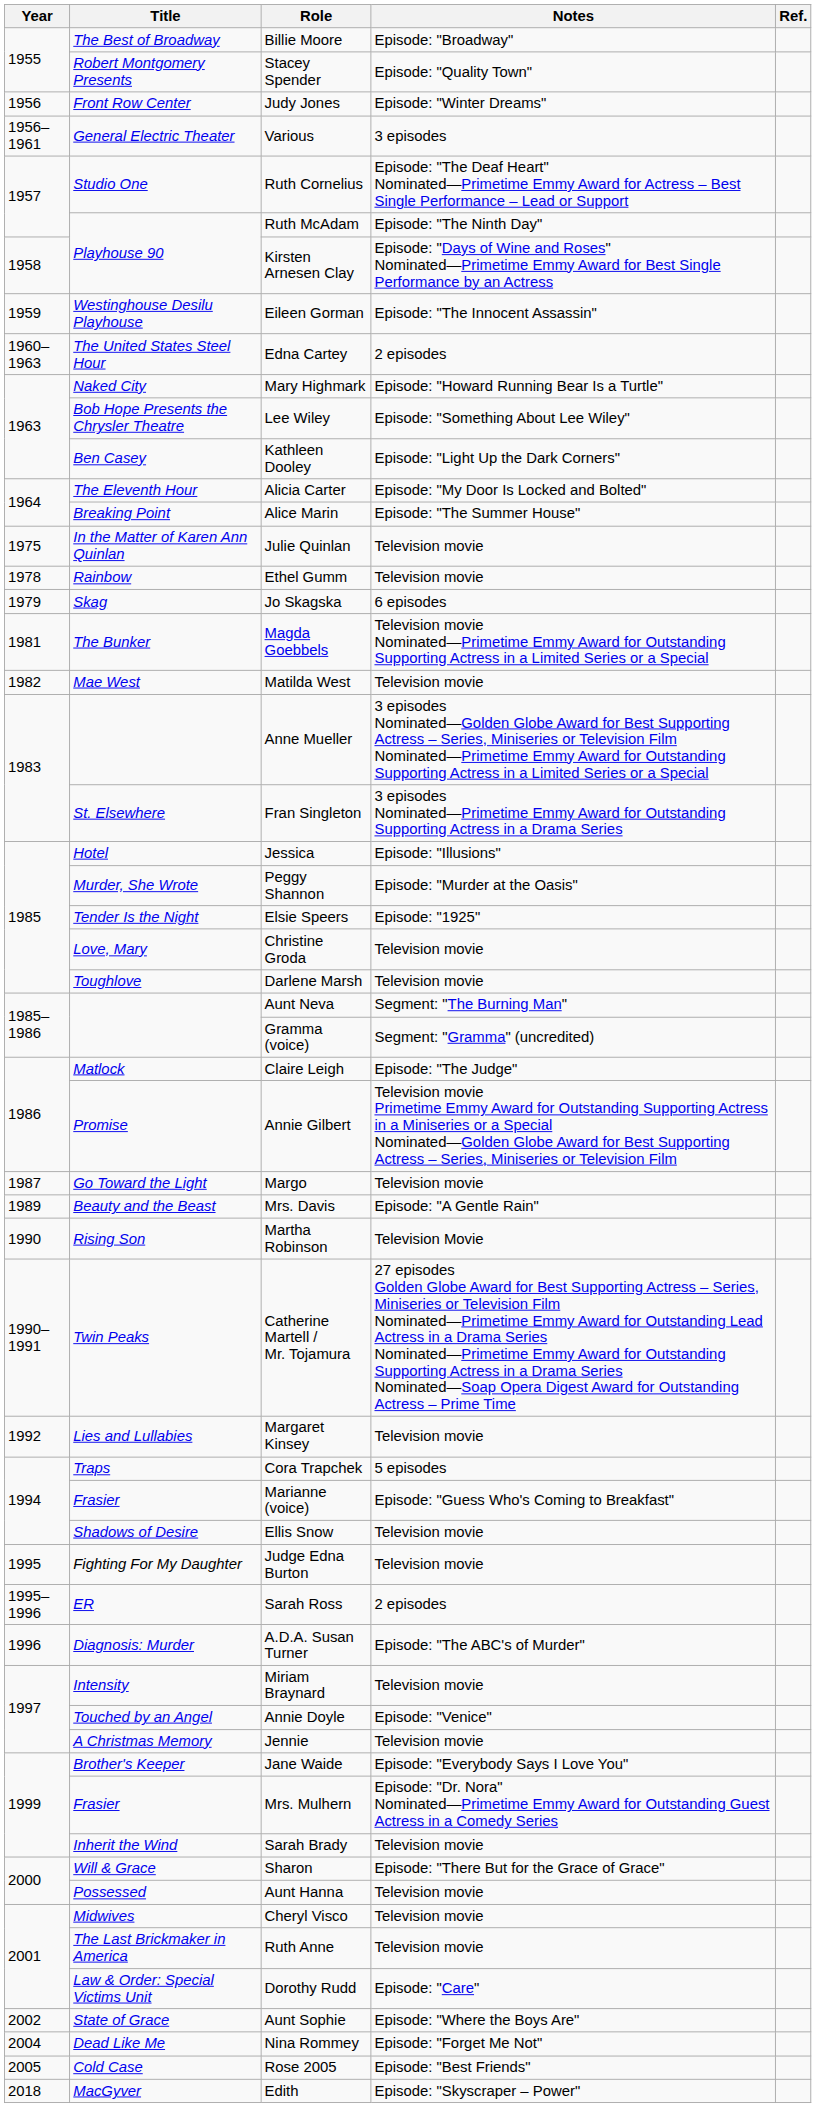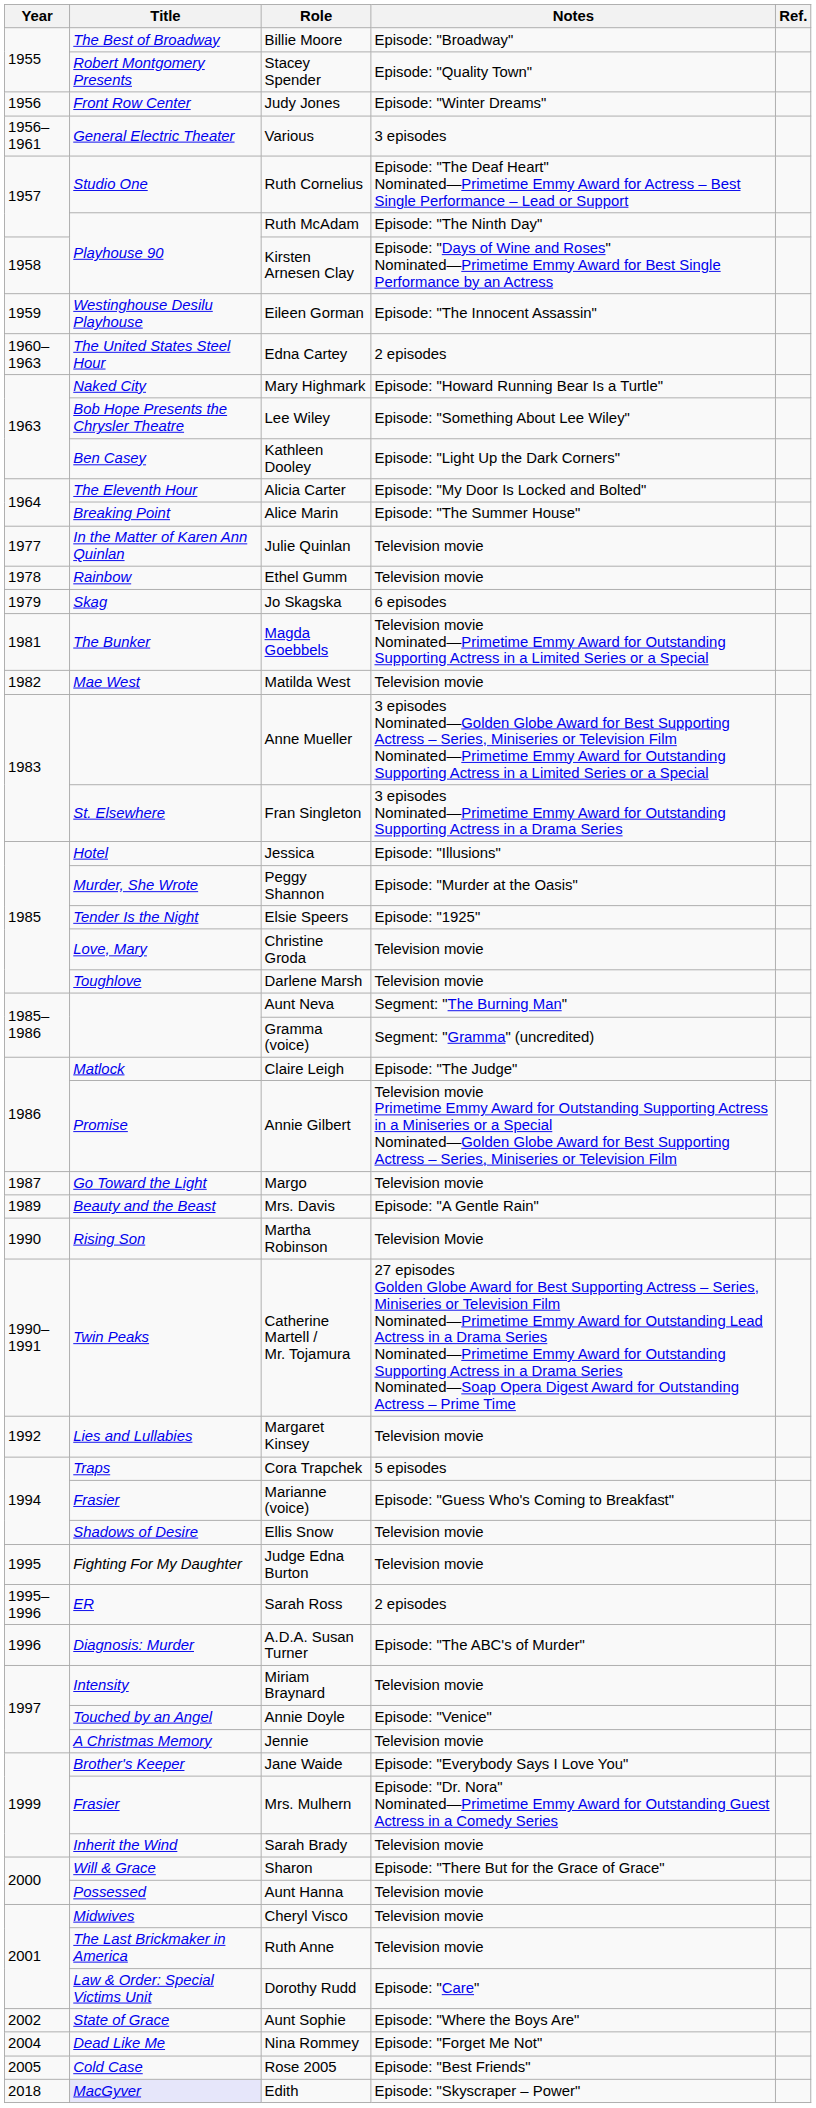(24, 546) 1975 -> (24, 546) 1977
(107, 2091) no background -> (107, 2091) lavender background
